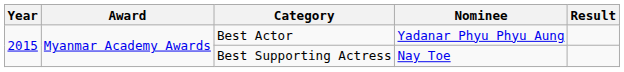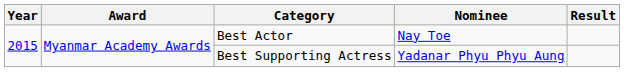(481, 35) Yadanar Phyu Phyu Aung -> (424, 35) Nay Toe
(424, 56) Nay Toe -> (481, 56) Yadanar Phyu Phyu Aung
